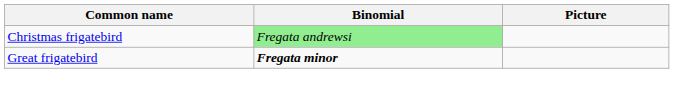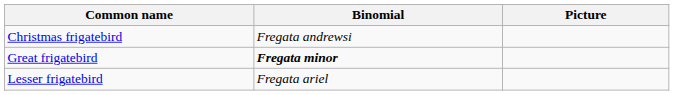(304, 36) lightgreen background -> (304, 36) no background
+ row: (55, 79)
